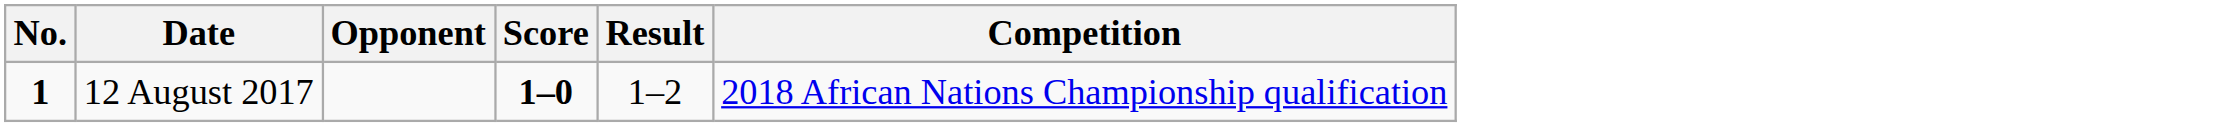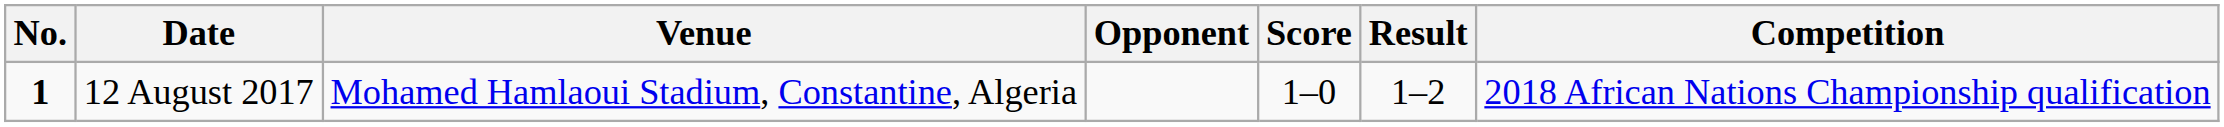+ column: (704, 33)
(546, 90) bold -> (1309, 90) normal
